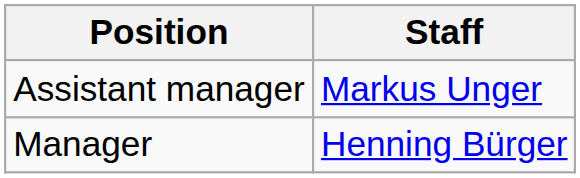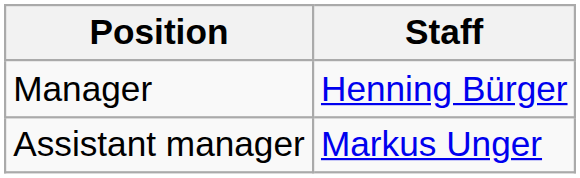rows swapped: (83, 144) <-> (159, 88)
